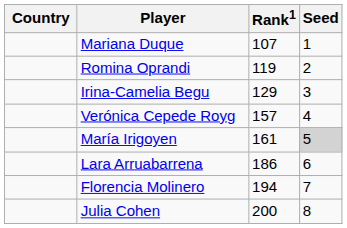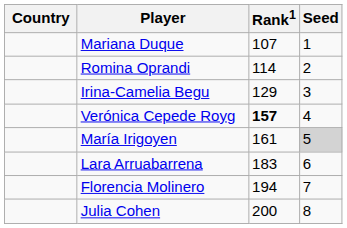(264, 68) 119 -> (264, 68) 114
(265, 115) normal -> (265, 115) bold
(265, 163) 186 -> (265, 163) 183
